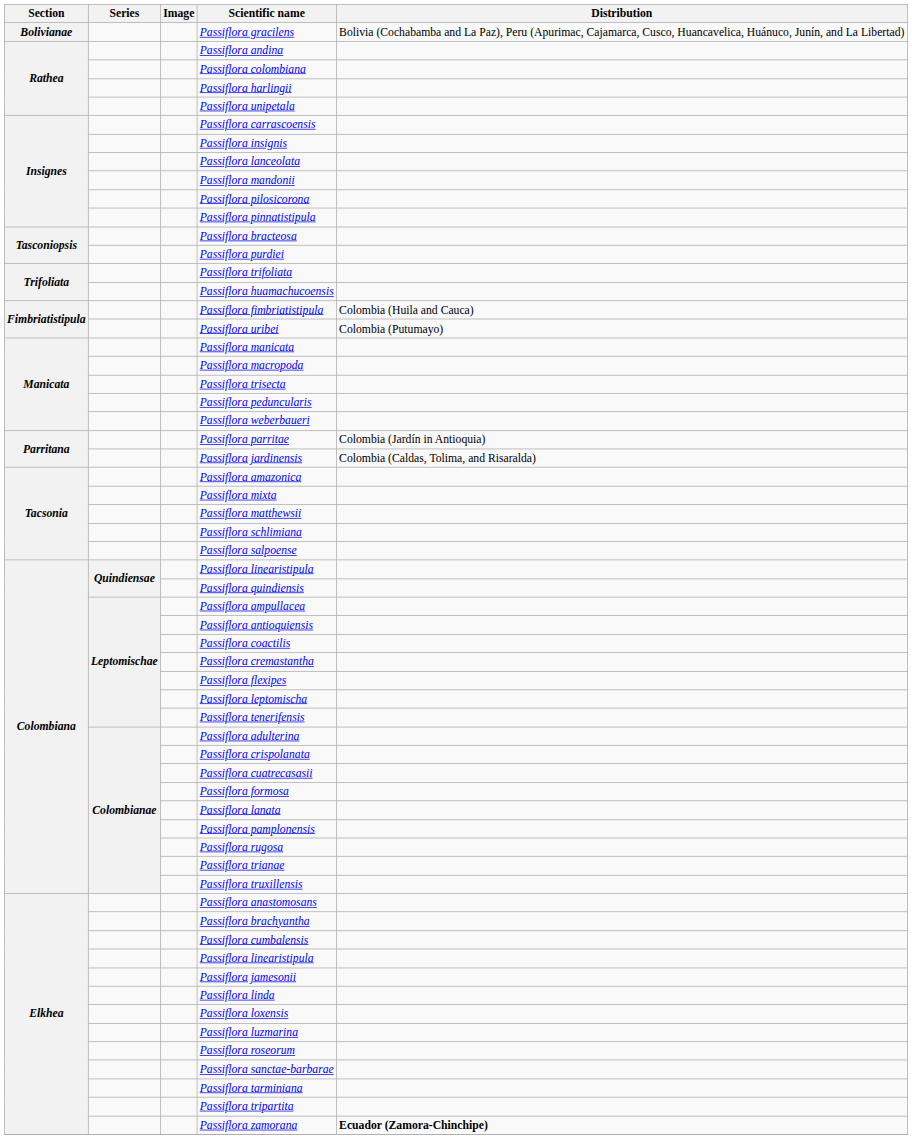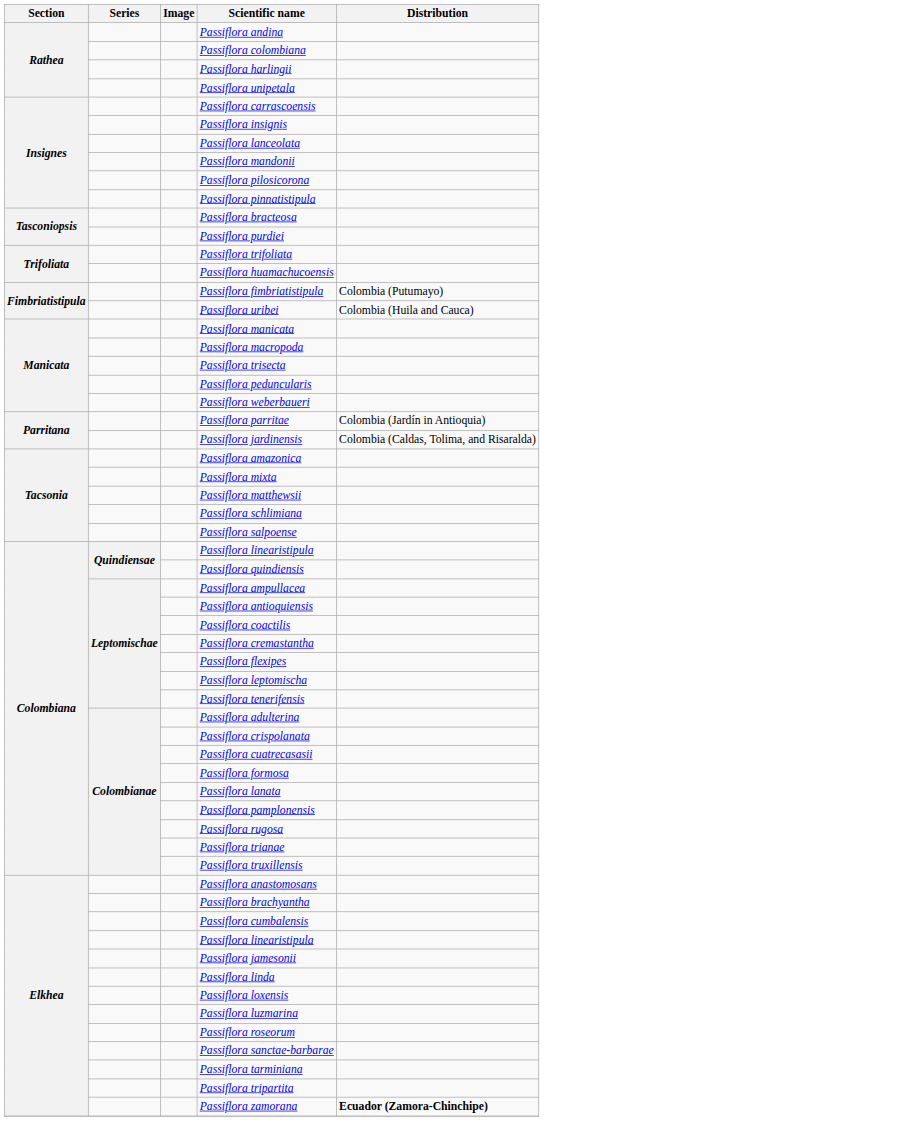- row: (46, 32)
(406, 310) Colombia (Huila and Cauca) -> (391, 291) Colombia (Putumayo)
(391, 328) Colombia (Putumayo) -> (406, 310) Colombia (Huila and Cauca)
